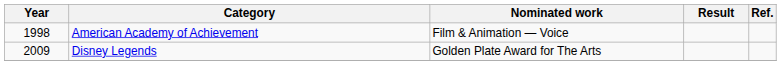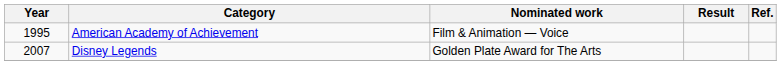(37, 32) 1998 -> (37, 32) 1995
(37, 51) 2009 -> (37, 51) 2007
